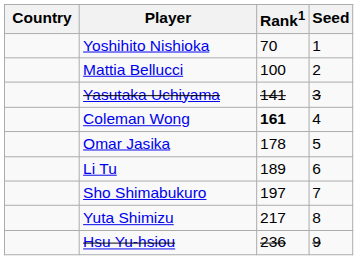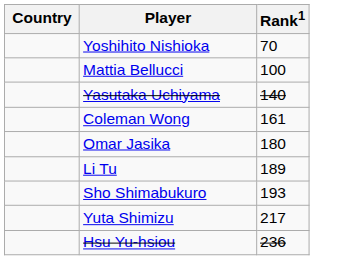- column: (331, 18)
(273, 94) 141 -> (273, 94) 140
(273, 119) bold -> (273, 119) normal
(273, 144) 178 -> (273, 144) 180
(273, 193) 197 -> (273, 193) 193
